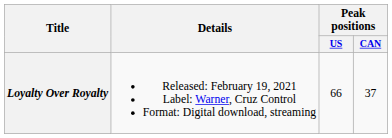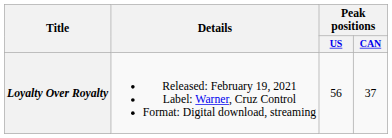(336, 93) 66 -> (336, 93) 56
